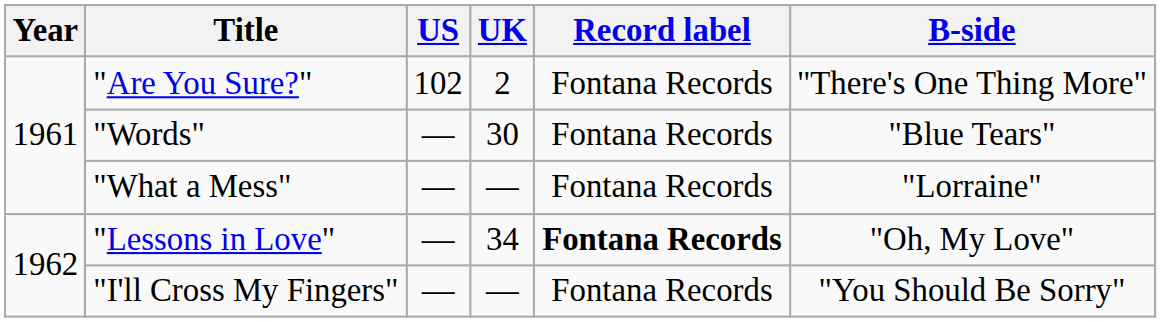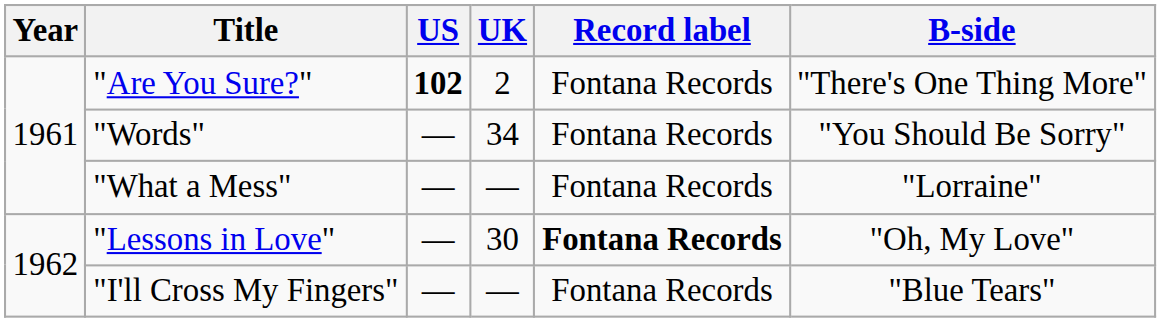(438, 82) normal -> (438, 82) bold
(502, 134) 30 -> (502, 134) 34
(972, 134) "Blue Tears" -> (972, 134) "You Should Be Sorry"
(502, 238) 34 -> (502, 238) 30
(972, 290) "You Should Be Sorry" -> (972, 290) "Blue Tears"
